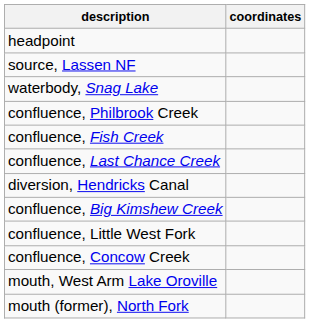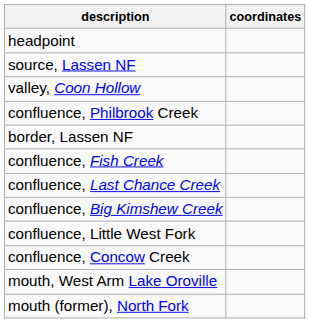- row: (83, 88)
+ row: (74, 88)
+ row: (70, 137)
- row: (98, 185)
